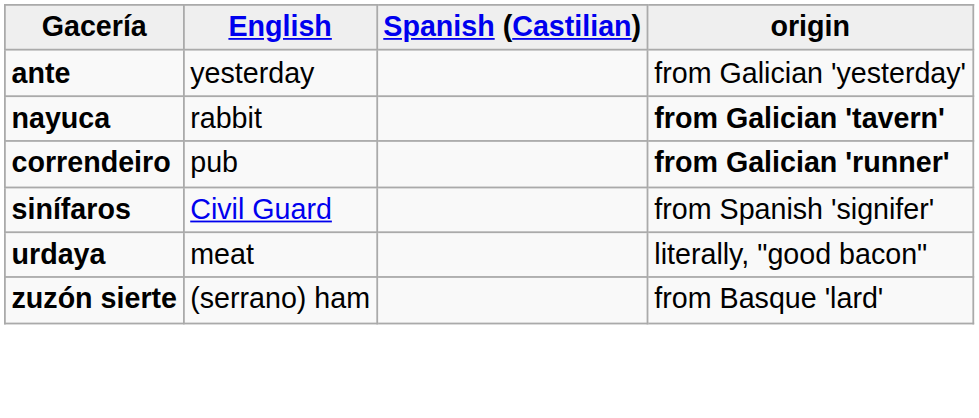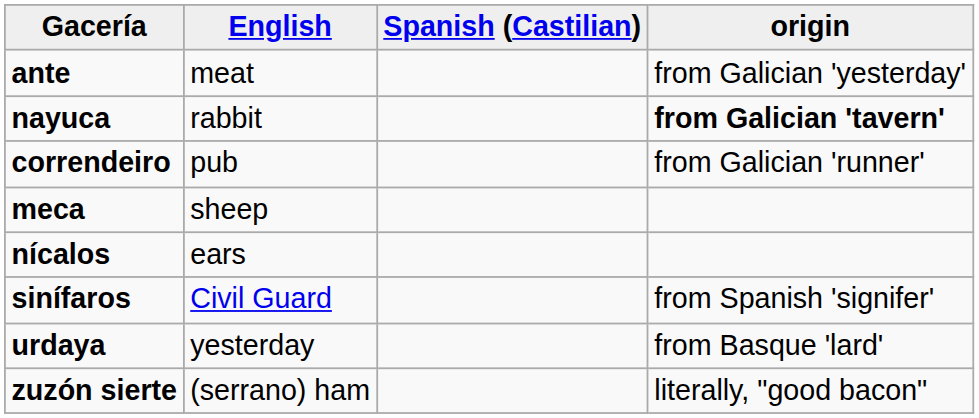(252, 72) yesterday -> (222, 72) meat
(802, 163) bold -> (790, 163) normal
+ row: (48, 208)
+ row: (61, 254)
(222, 254) meat -> (252, 345) yesterday
(791, 254) literally, "good bacon" -> (769, 345) from Basque 'lard'
(769, 299) from Basque 'lard' -> (791, 390) literally, "good bacon"
